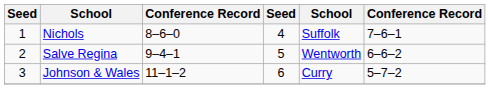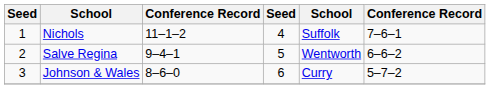(163, 34) 8–6–0 -> (166, 34) 11–1–2
(166, 73) 11–1–2 -> (163, 73) 8–6–0
